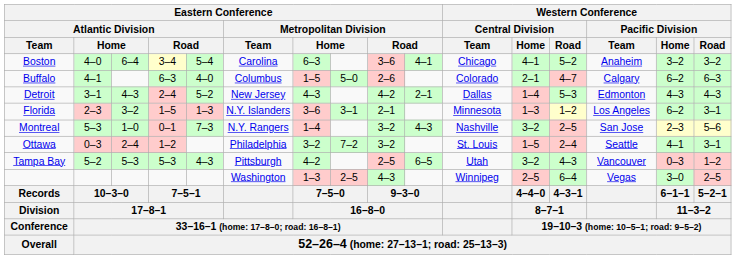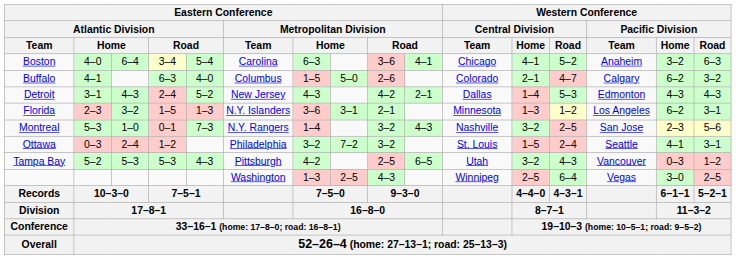(712, 62) 3–2 -> (712, 62) 6–3
(712, 78) 6–3 -> (712, 78) 3–2
